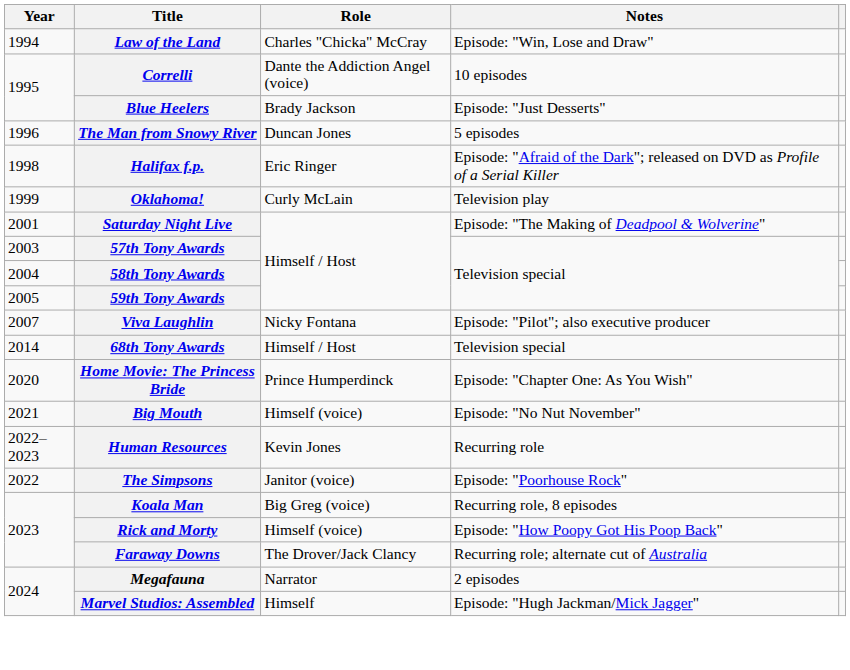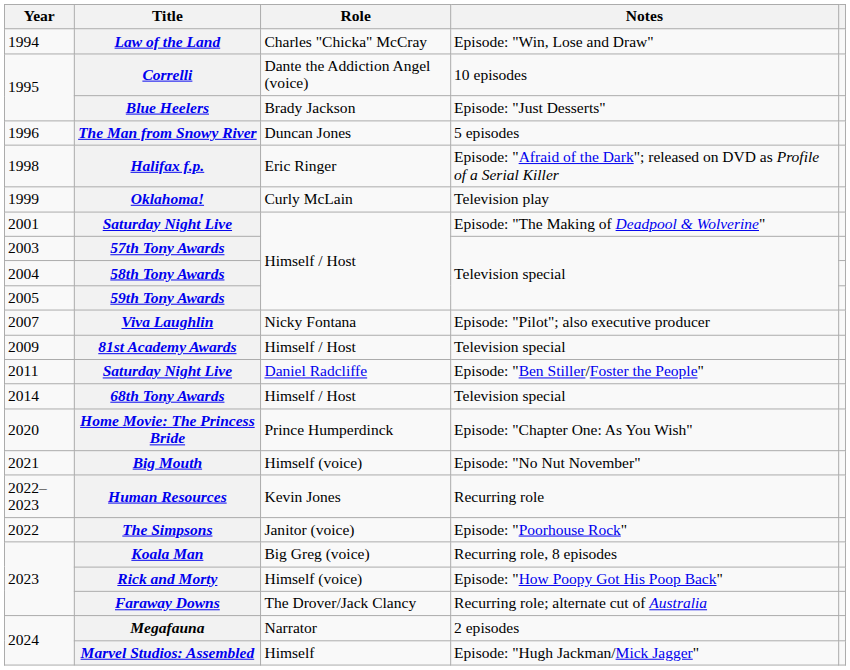+ row: (24, 347)
+ row: (23, 371)
